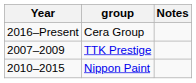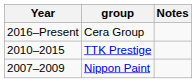(36, 50) 2007–2009 -> (36, 50) 2010–2015
(36, 68) 2010–2015 -> (36, 68) 2007–2009
